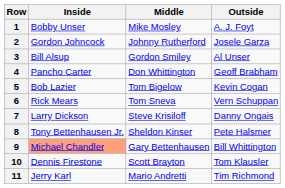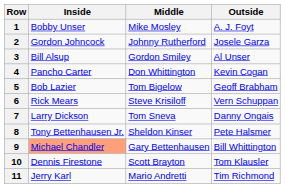(246, 72) Geoff Brabham -> (241, 72) Kevin Cogan
(241, 87) Kevin Cogan -> (246, 87) Geoff Brabham
(152, 101) Tom Sneva -> (157, 101) Steve Krisiloff
(157, 116) Steve Krisiloff -> (152, 116) Tom Sneva
